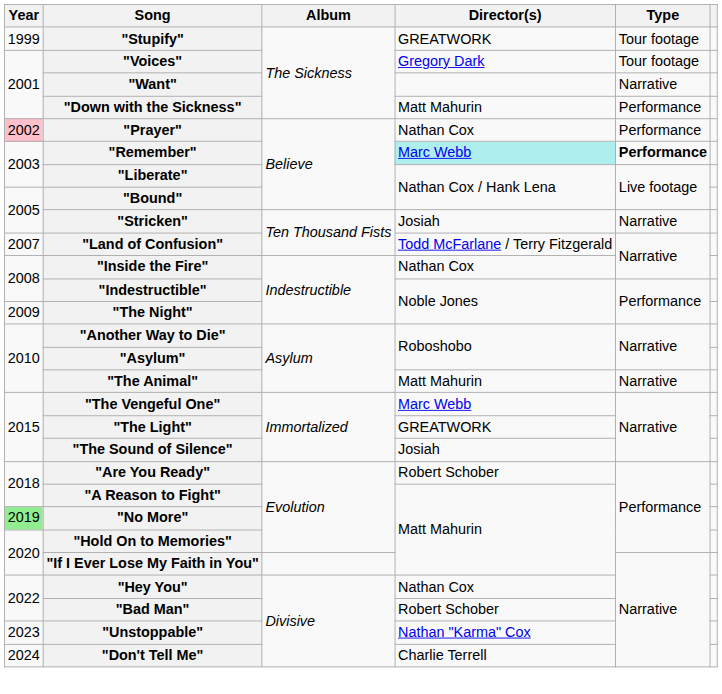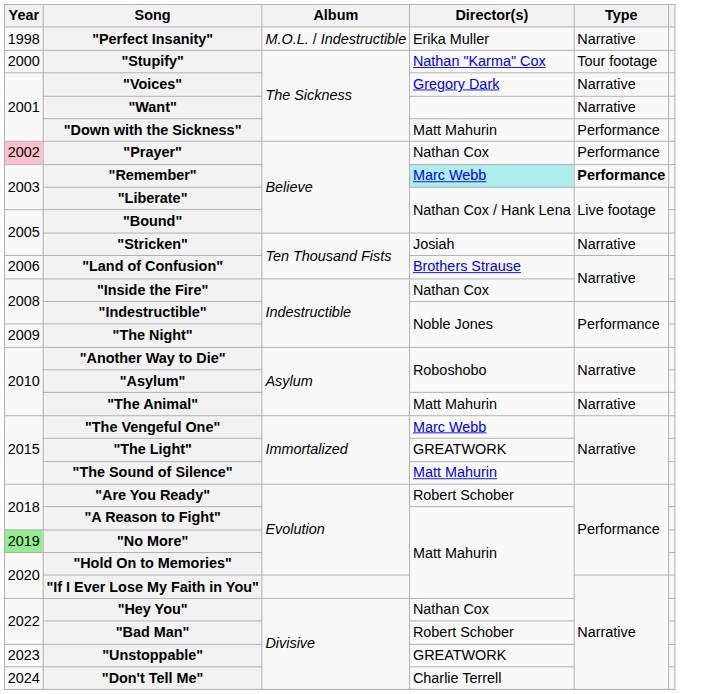+ row: (153, 38)
(24, 38) 1999 -> (24, 61) 2000
(445, 38) GREATWORK -> (479, 61) Nathan "Karma" Cox
(659, 61) Tour footage -> (606, 84) Narrative
(24, 244) 2007 -> (24, 267) 2006
(505, 244) Todd McFarlane / Terry Fitzgerald -> (467, 267) Brothers Strause
(419, 449) Josiah -> (455, 472) Matt Mahurin
(464, 632) Nathan "Karma" Cox -> (460, 655) GREATWORK
